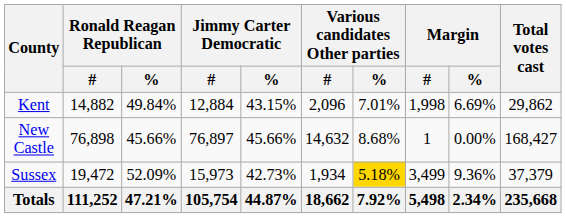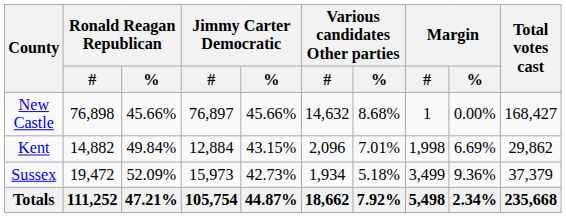rows swapped: (34, 104) <-> (34, 139)
(379, 174) gold background -> (379, 174) no background
